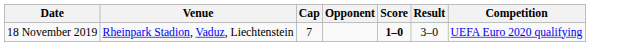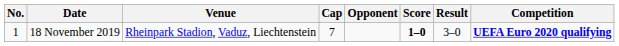+ column: (16, 13)
(517, 32) normal -> (542, 32) bold
